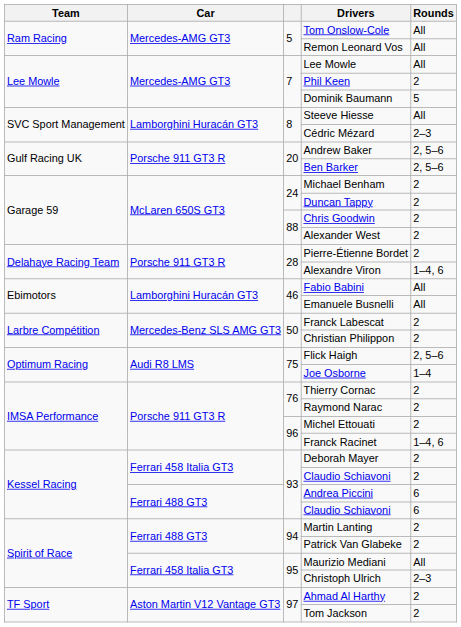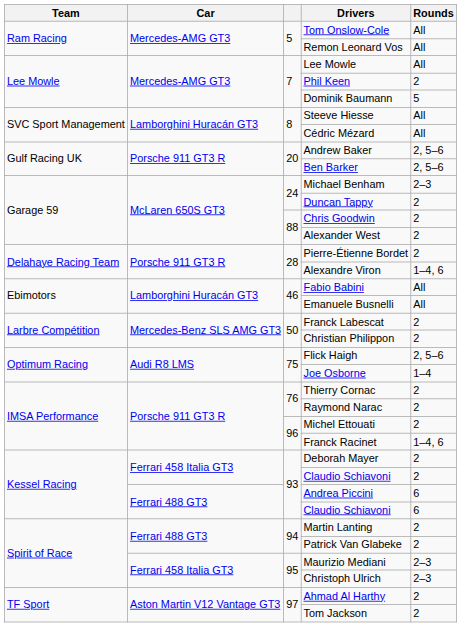(422, 133) 2–3 -> (419, 133) All
(416, 184) 2 -> (422, 184) 2–3
(419, 561) All -> (422, 561) 2–3
